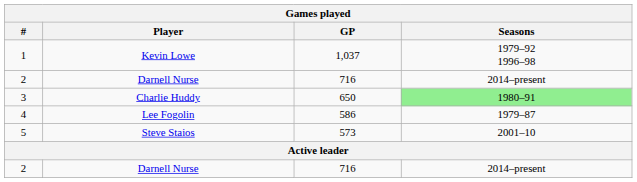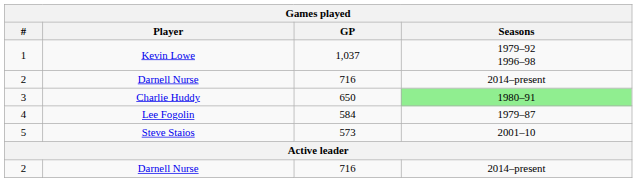(348, 115) 586 -> (348, 115) 584
